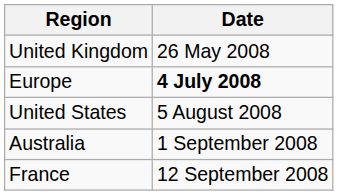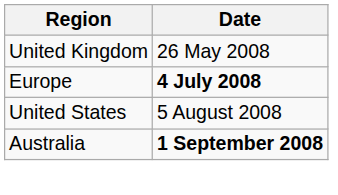(237, 143) normal -> (240, 143) bold
- row: (39, 174)
